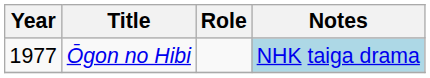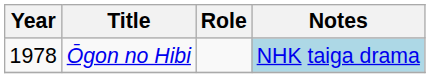(33, 55) 1977 -> (33, 55) 1978
